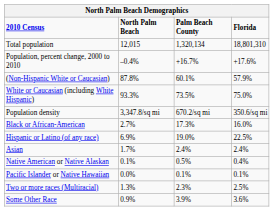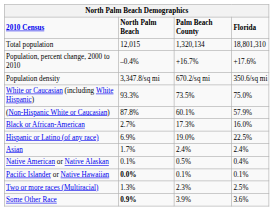rows swapped: (33, 112) <-> (58, 78)
(128, 175) normal -> (128, 175) bold
(128, 200) normal -> (128, 200) bold
